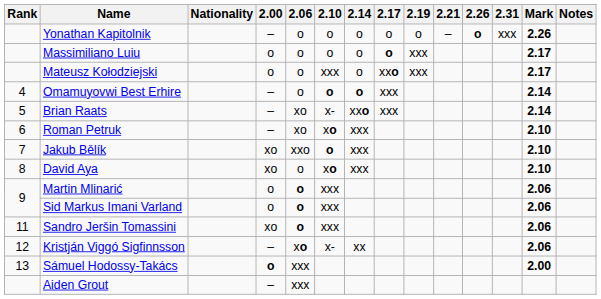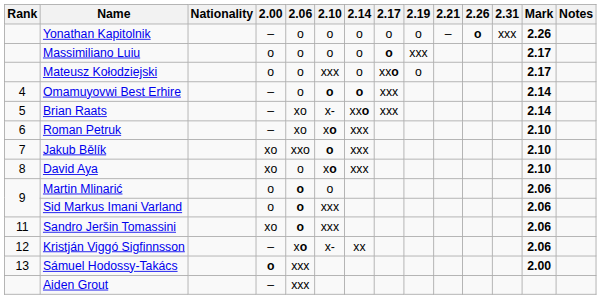(419, 72) xxx -> (419, 72) o
(330, 189) xxx -> (330, 189) o
